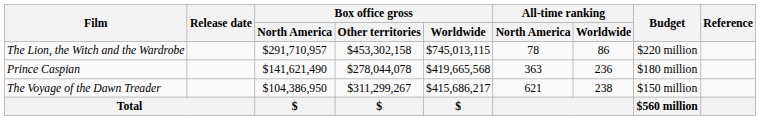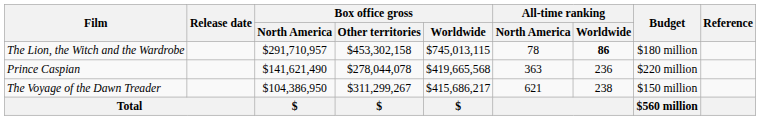(604, 50) normal -> (604, 50) bold
(667, 50) $220 million -> (667, 50) $180 million
(667, 69) $180 million -> (667, 69) $220 million
